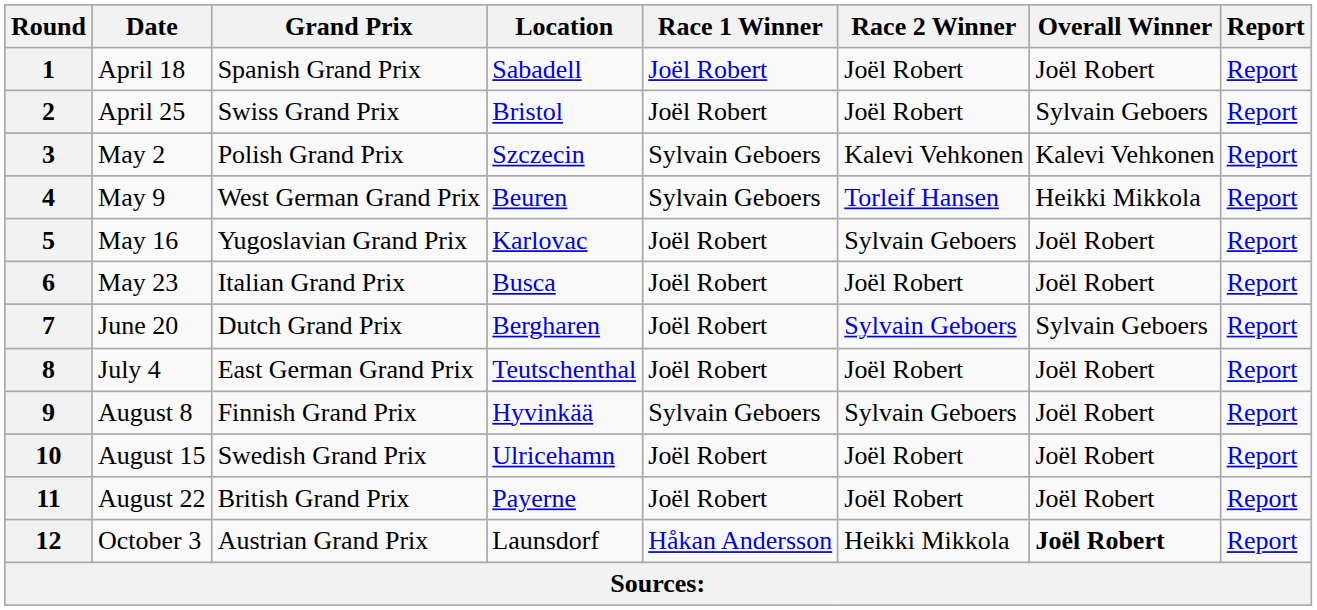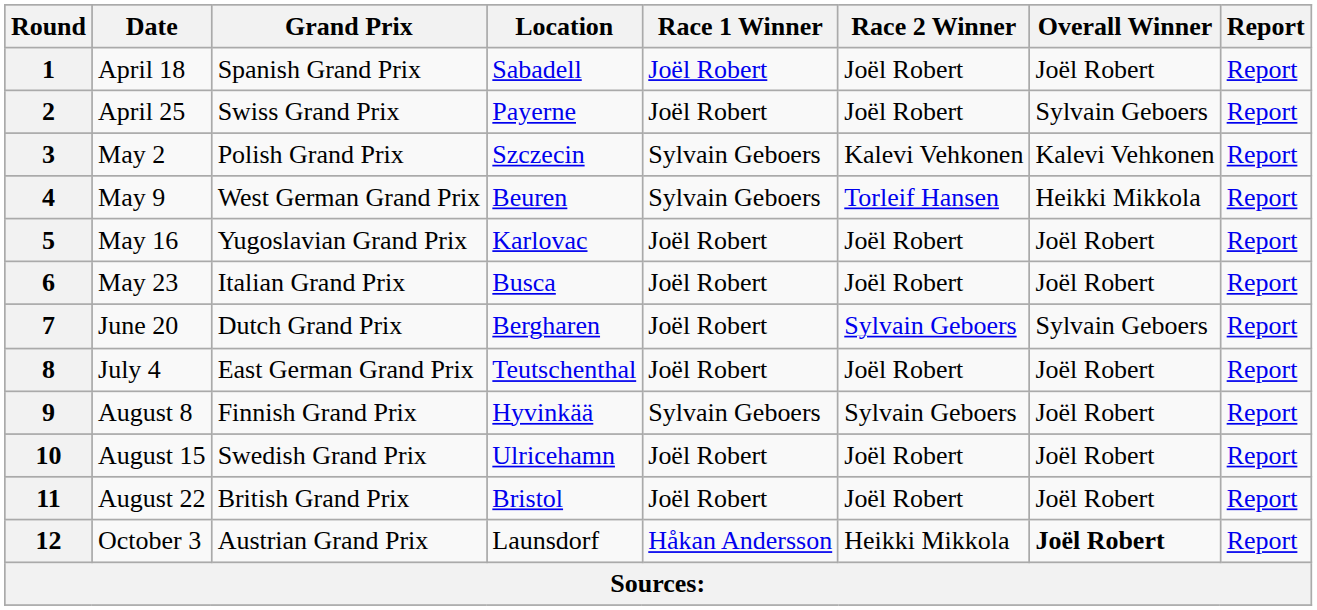(528, 111) Bristol -> (534, 111) Payerne
(930, 240) Sylvain Geboers -> (904, 240) Joël Robert
(534, 497) Payerne -> (528, 497) Bristol
